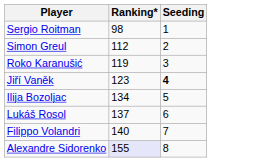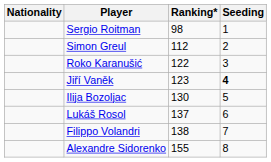+ column: (34, 13)
(120, 64) 119 -> (180, 64) 122
(120, 98) 134 -> (180, 98) 130
(120, 132) 140 -> (180, 132) 138
(120, 149) lavender background -> (180, 149) no background
